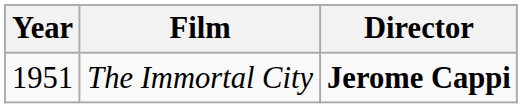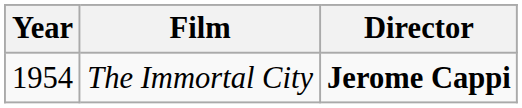(43, 77) 1951 -> (43, 77) 1954
